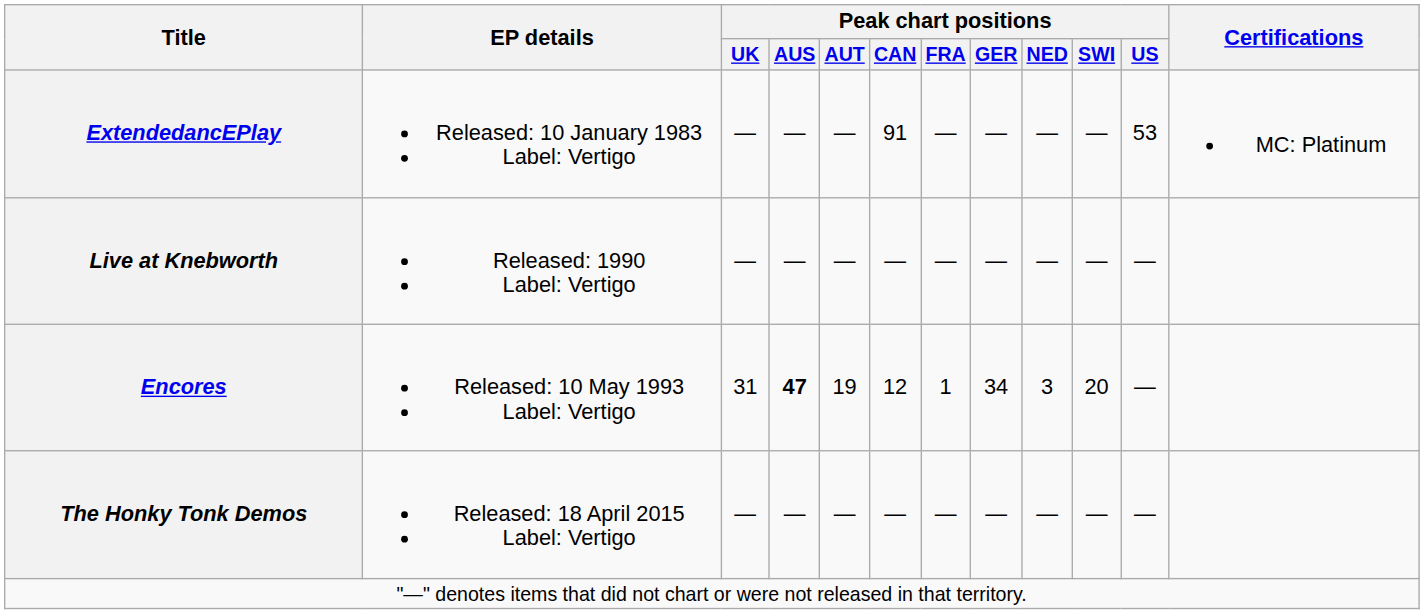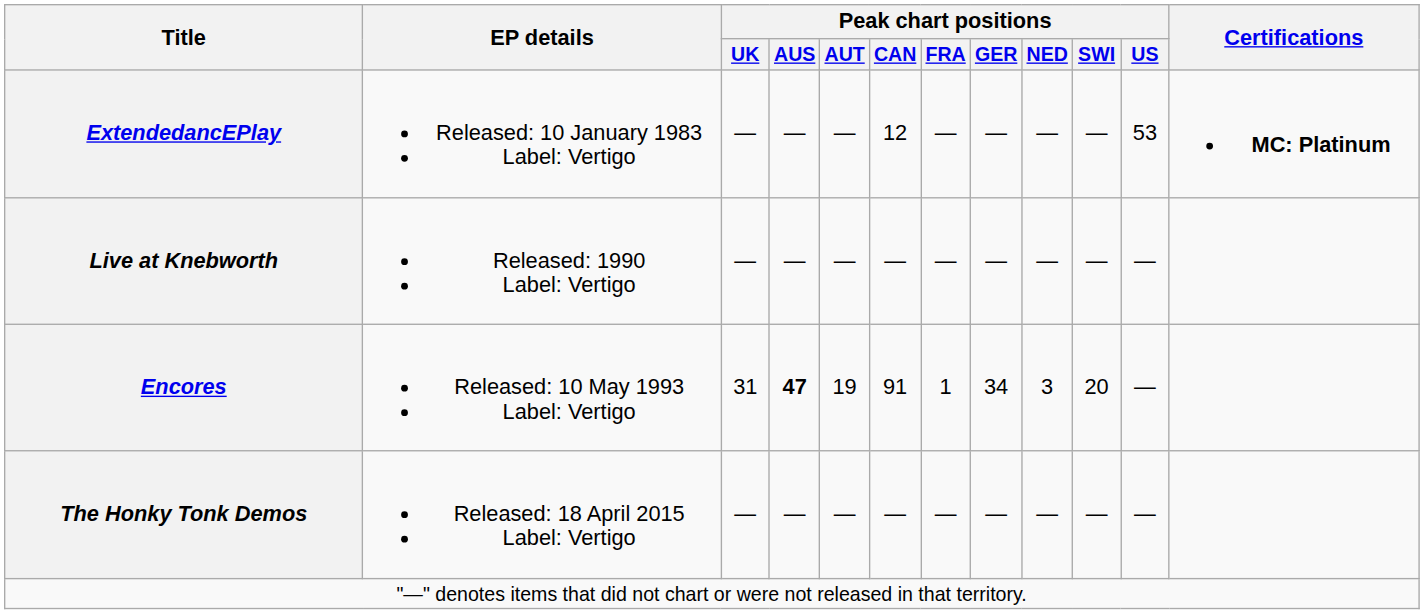(895, 133) 91 -> (895, 133) 12
(1294, 146) normal -> (1294, 146) bold
(895, 387) 12 -> (895, 387) 91
